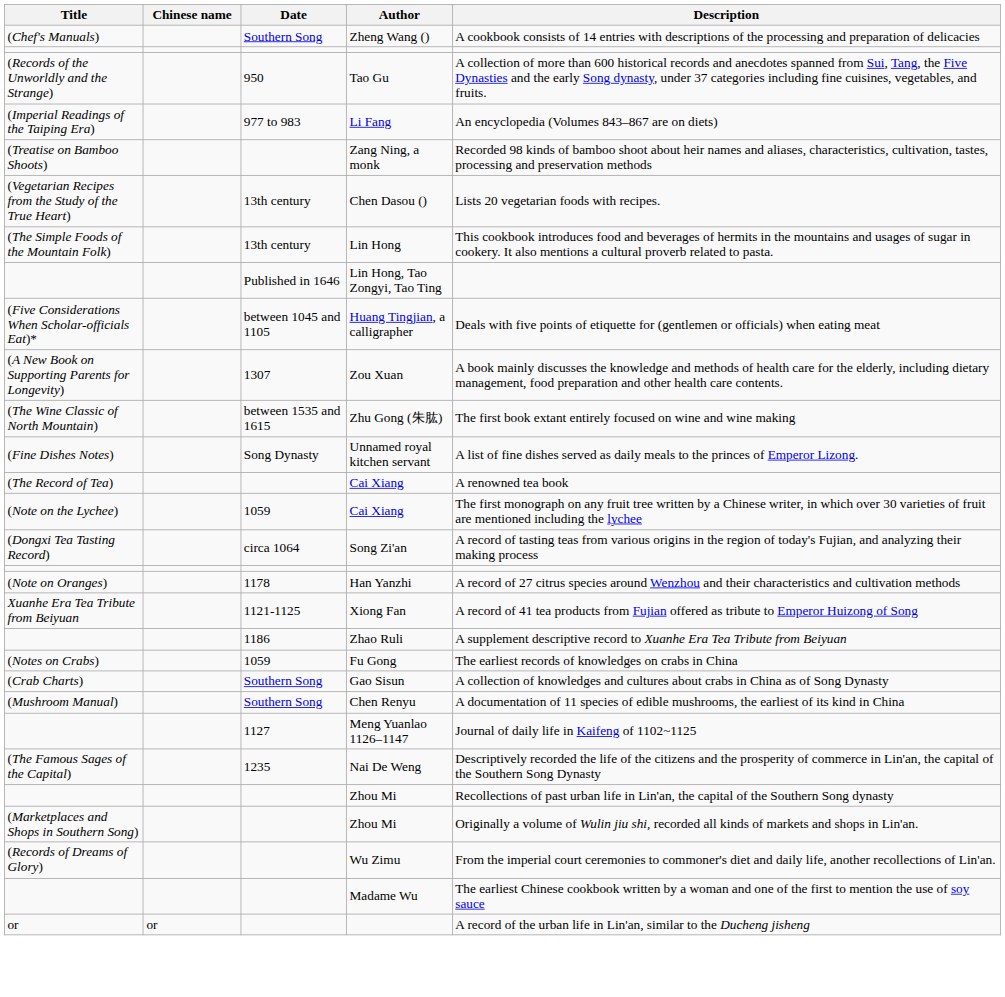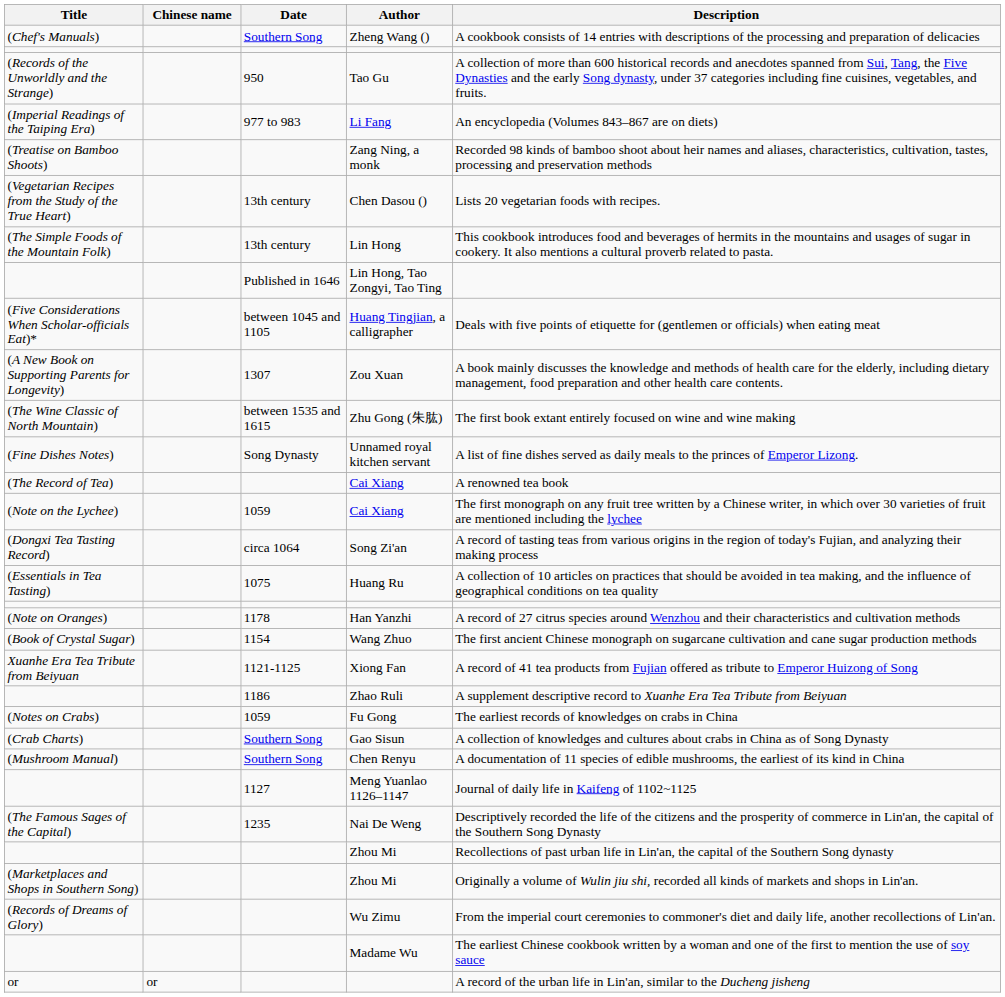+ row: (54, 583)
+ row: (71, 639)
